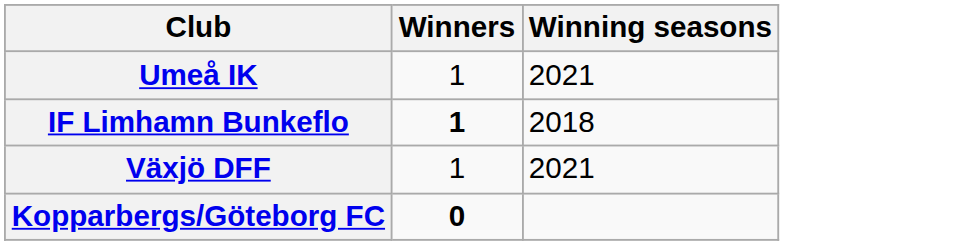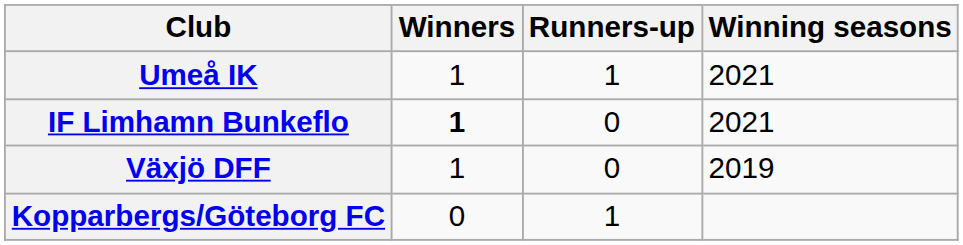+ column: (612, 27)
(562, 121) 2018 -> (742, 121) 2021
(562, 168) 2021 -> (742, 168) 2019
(457, 215) bold -> (457, 215) normal
